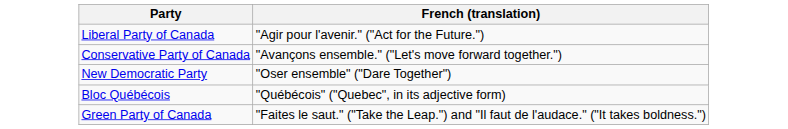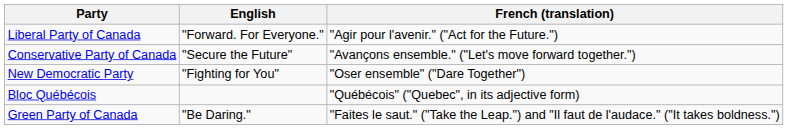+ column: (253, 14)
